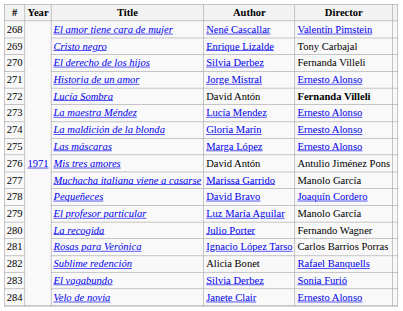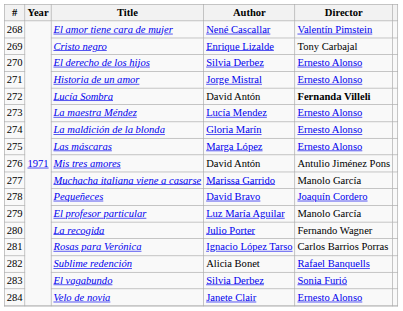(331, 63) Fernanda Villeli -> (330, 63) Ernesto Alonso
